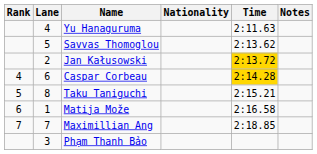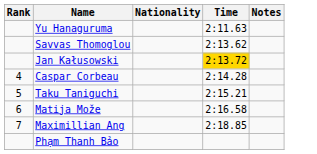- column: (47, 12)
(255, 77) gold background -> (226, 77) no background
